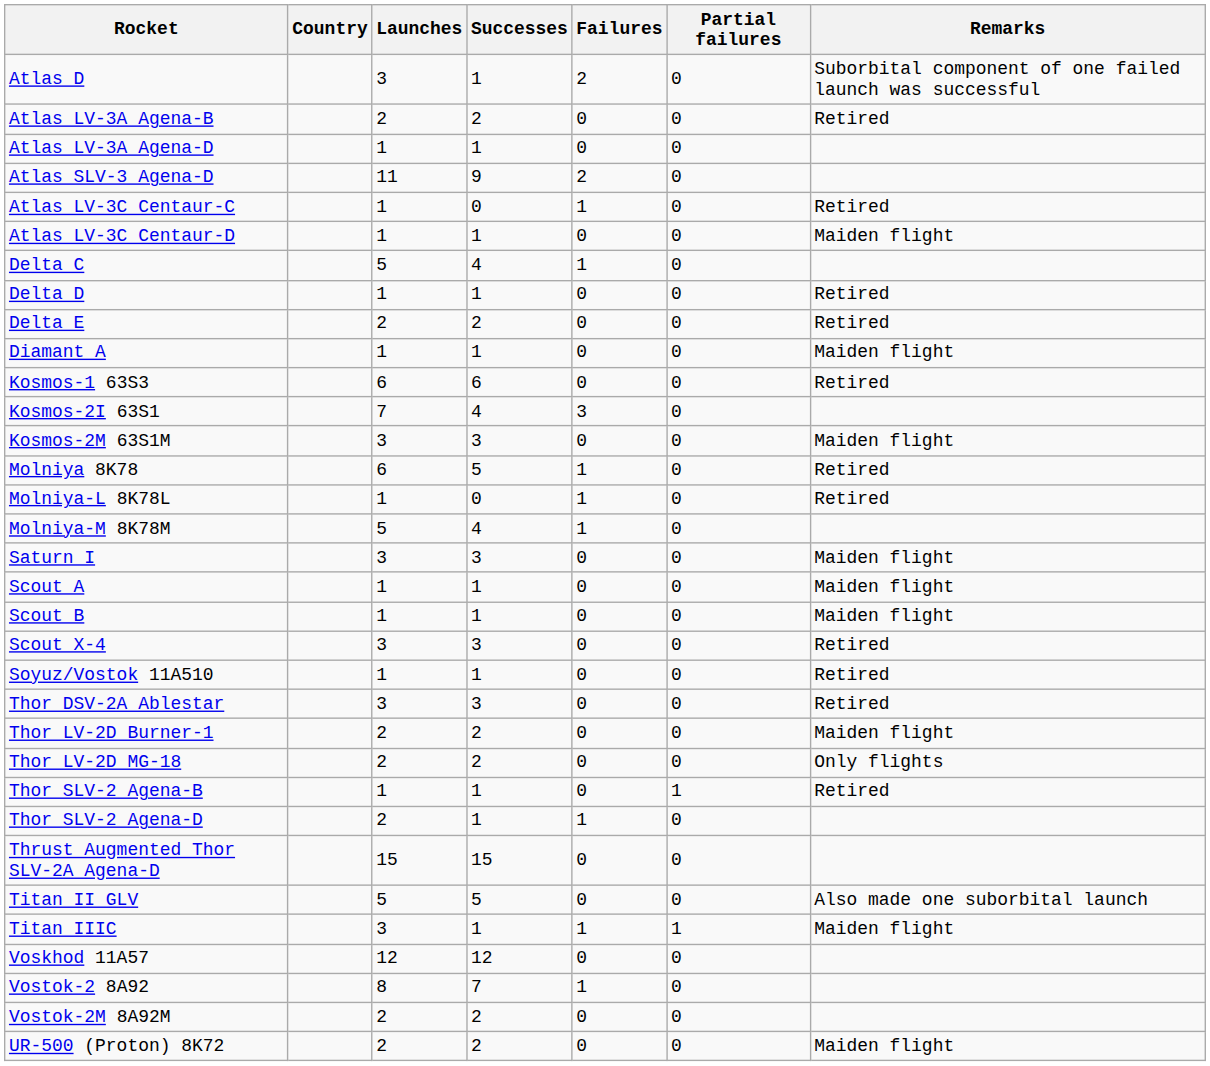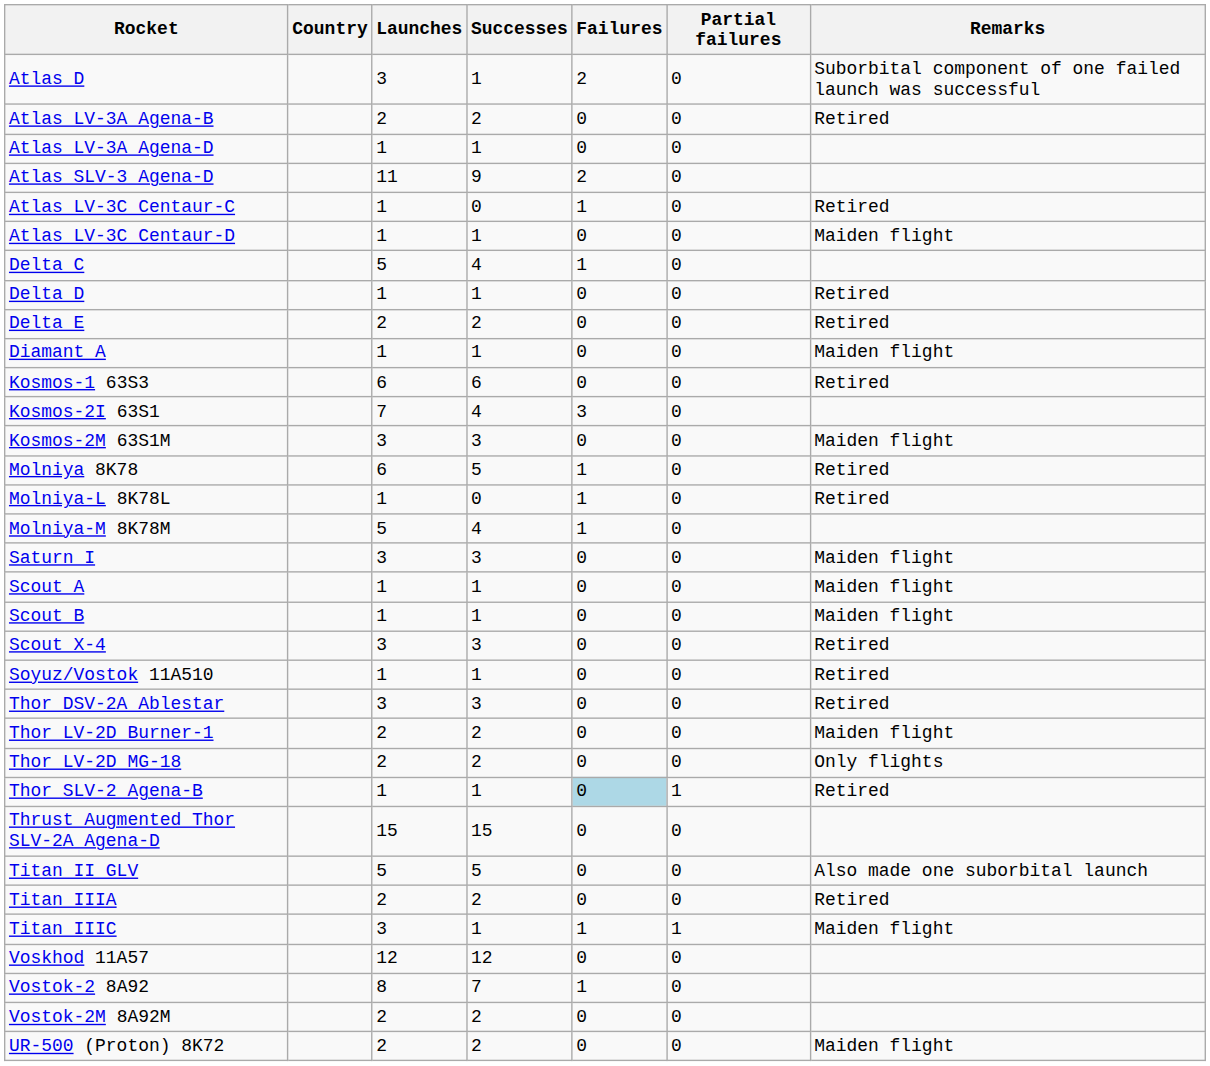(582, 792) no background -> (582, 792) lightblue background
- row: (106, 821)
+ row: (63, 900)
